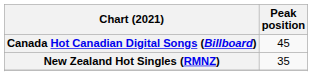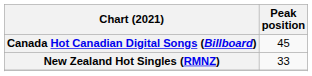(283, 61) 35 -> (283, 61) 33
